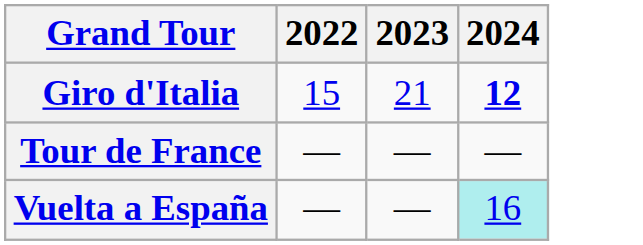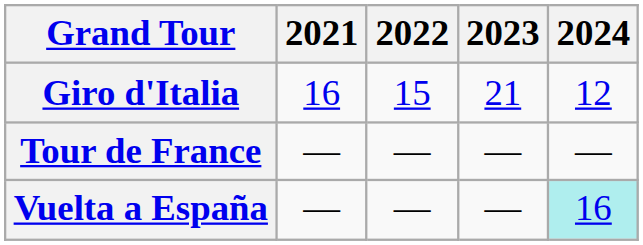+ column: (322, 33)
(503, 92) bold -> (593, 92) normal
